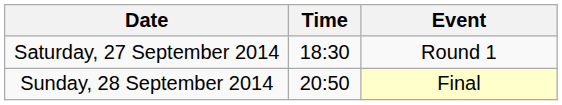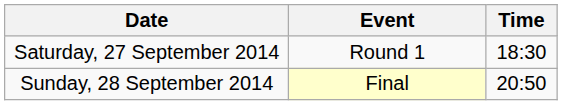columns swapped: (325, 20) <-> (459, 20)
